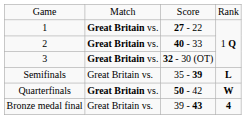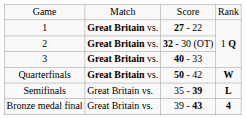(188, 43) 40 - 33 -> (188, 43) 32 - 30 (OT)
(188, 59) 32 - 30 (OT) -> (188, 59) 40 - 33
rows swapped: (45, 91) <-> (45, 75)
